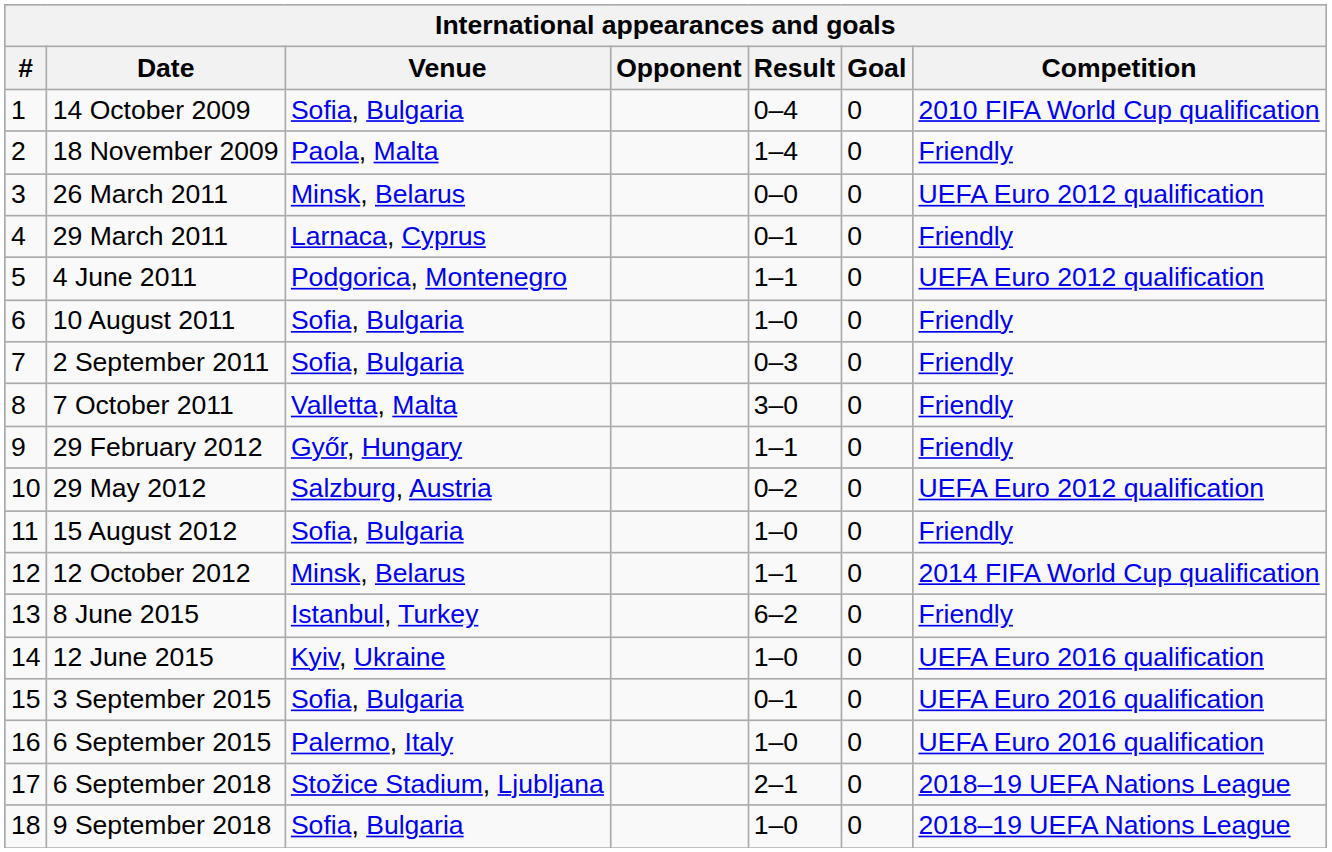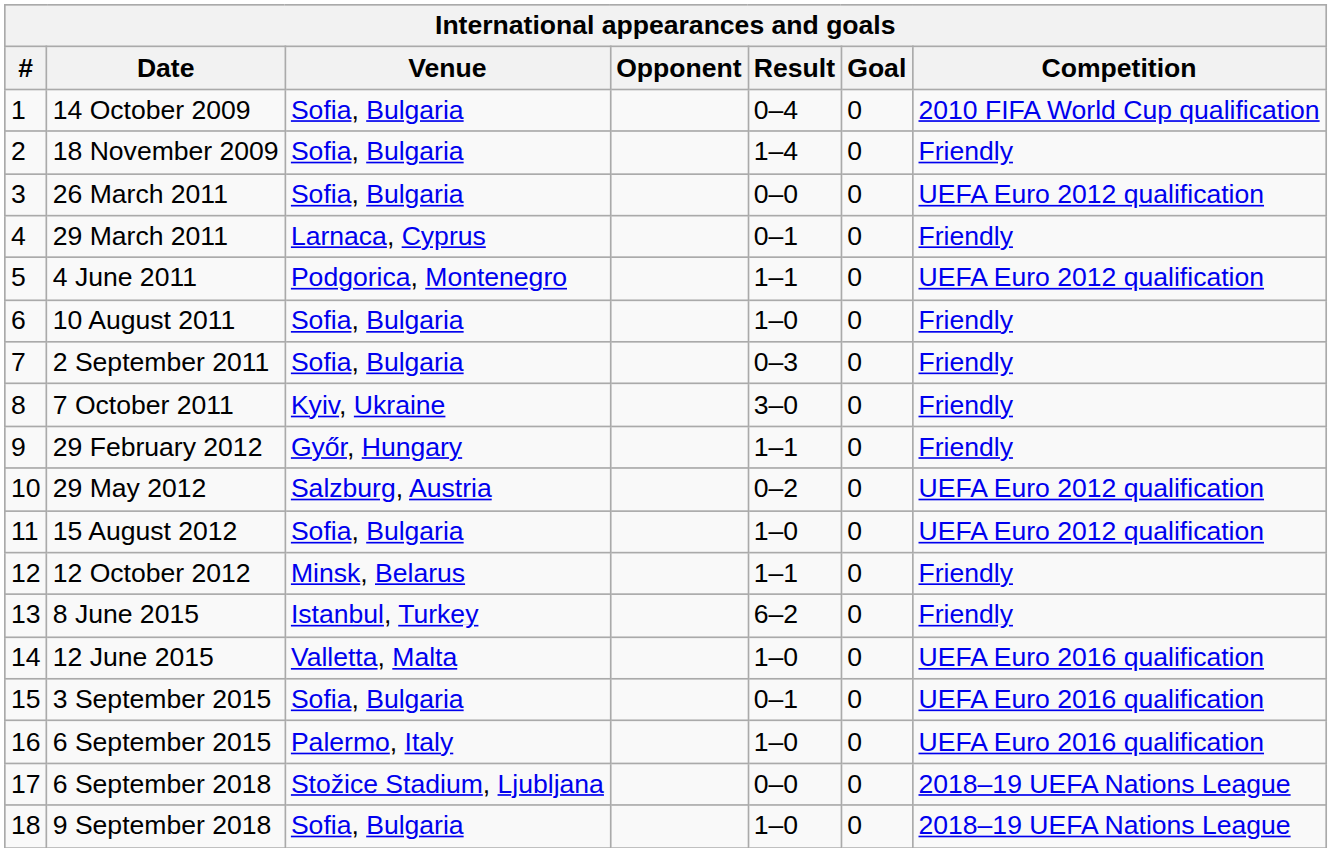(365, 151) Paola, Malta -> (377, 151) Sofia, Bulgaria
(378, 194) Minsk, Belarus -> (377, 194) Sofia, Bulgaria
(374, 404) Valletta, Malta -> (368, 404) Kyiv, Ukraine
(966, 531) Friendly -> (1091, 531) UEFA Euro 2012 qualification
(1119, 573) 2014 FIFA World Cup qualification -> (966, 573) Friendly
(368, 657) Kyiv, Ukraine -> (374, 657) Valletta, Malta
(776, 783) 2–1 -> (776, 783) 0–0
